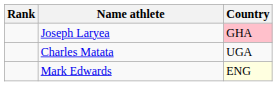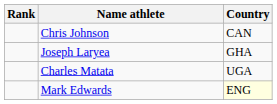+ row: (75, 33)
(239, 33) pink background -> (239, 52) no background
